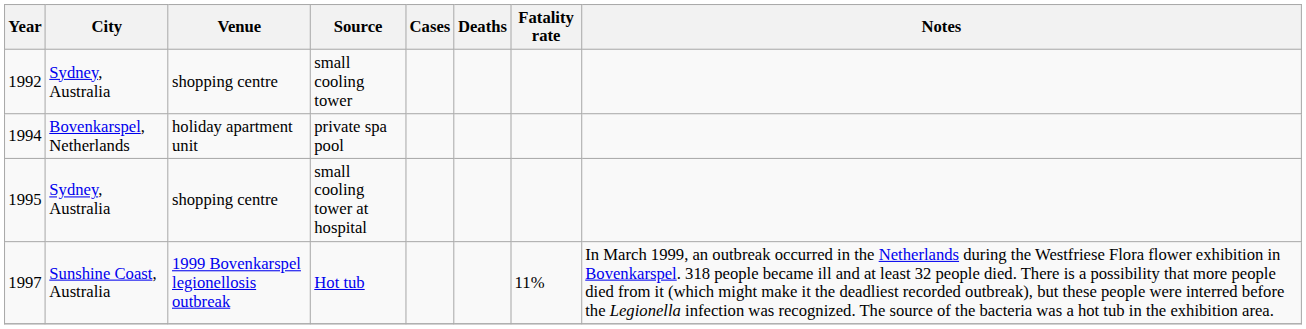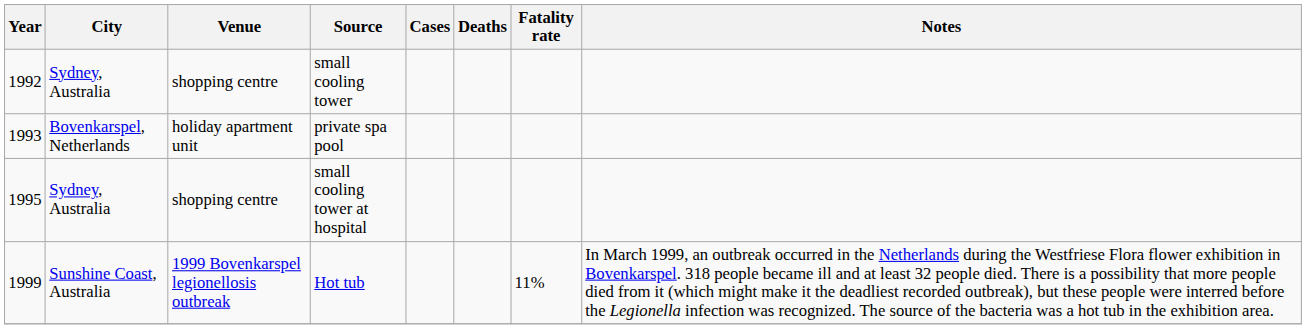(25, 135) 1994 -> (25, 135) 1993
(25, 282) 1997 -> (25, 282) 1999
